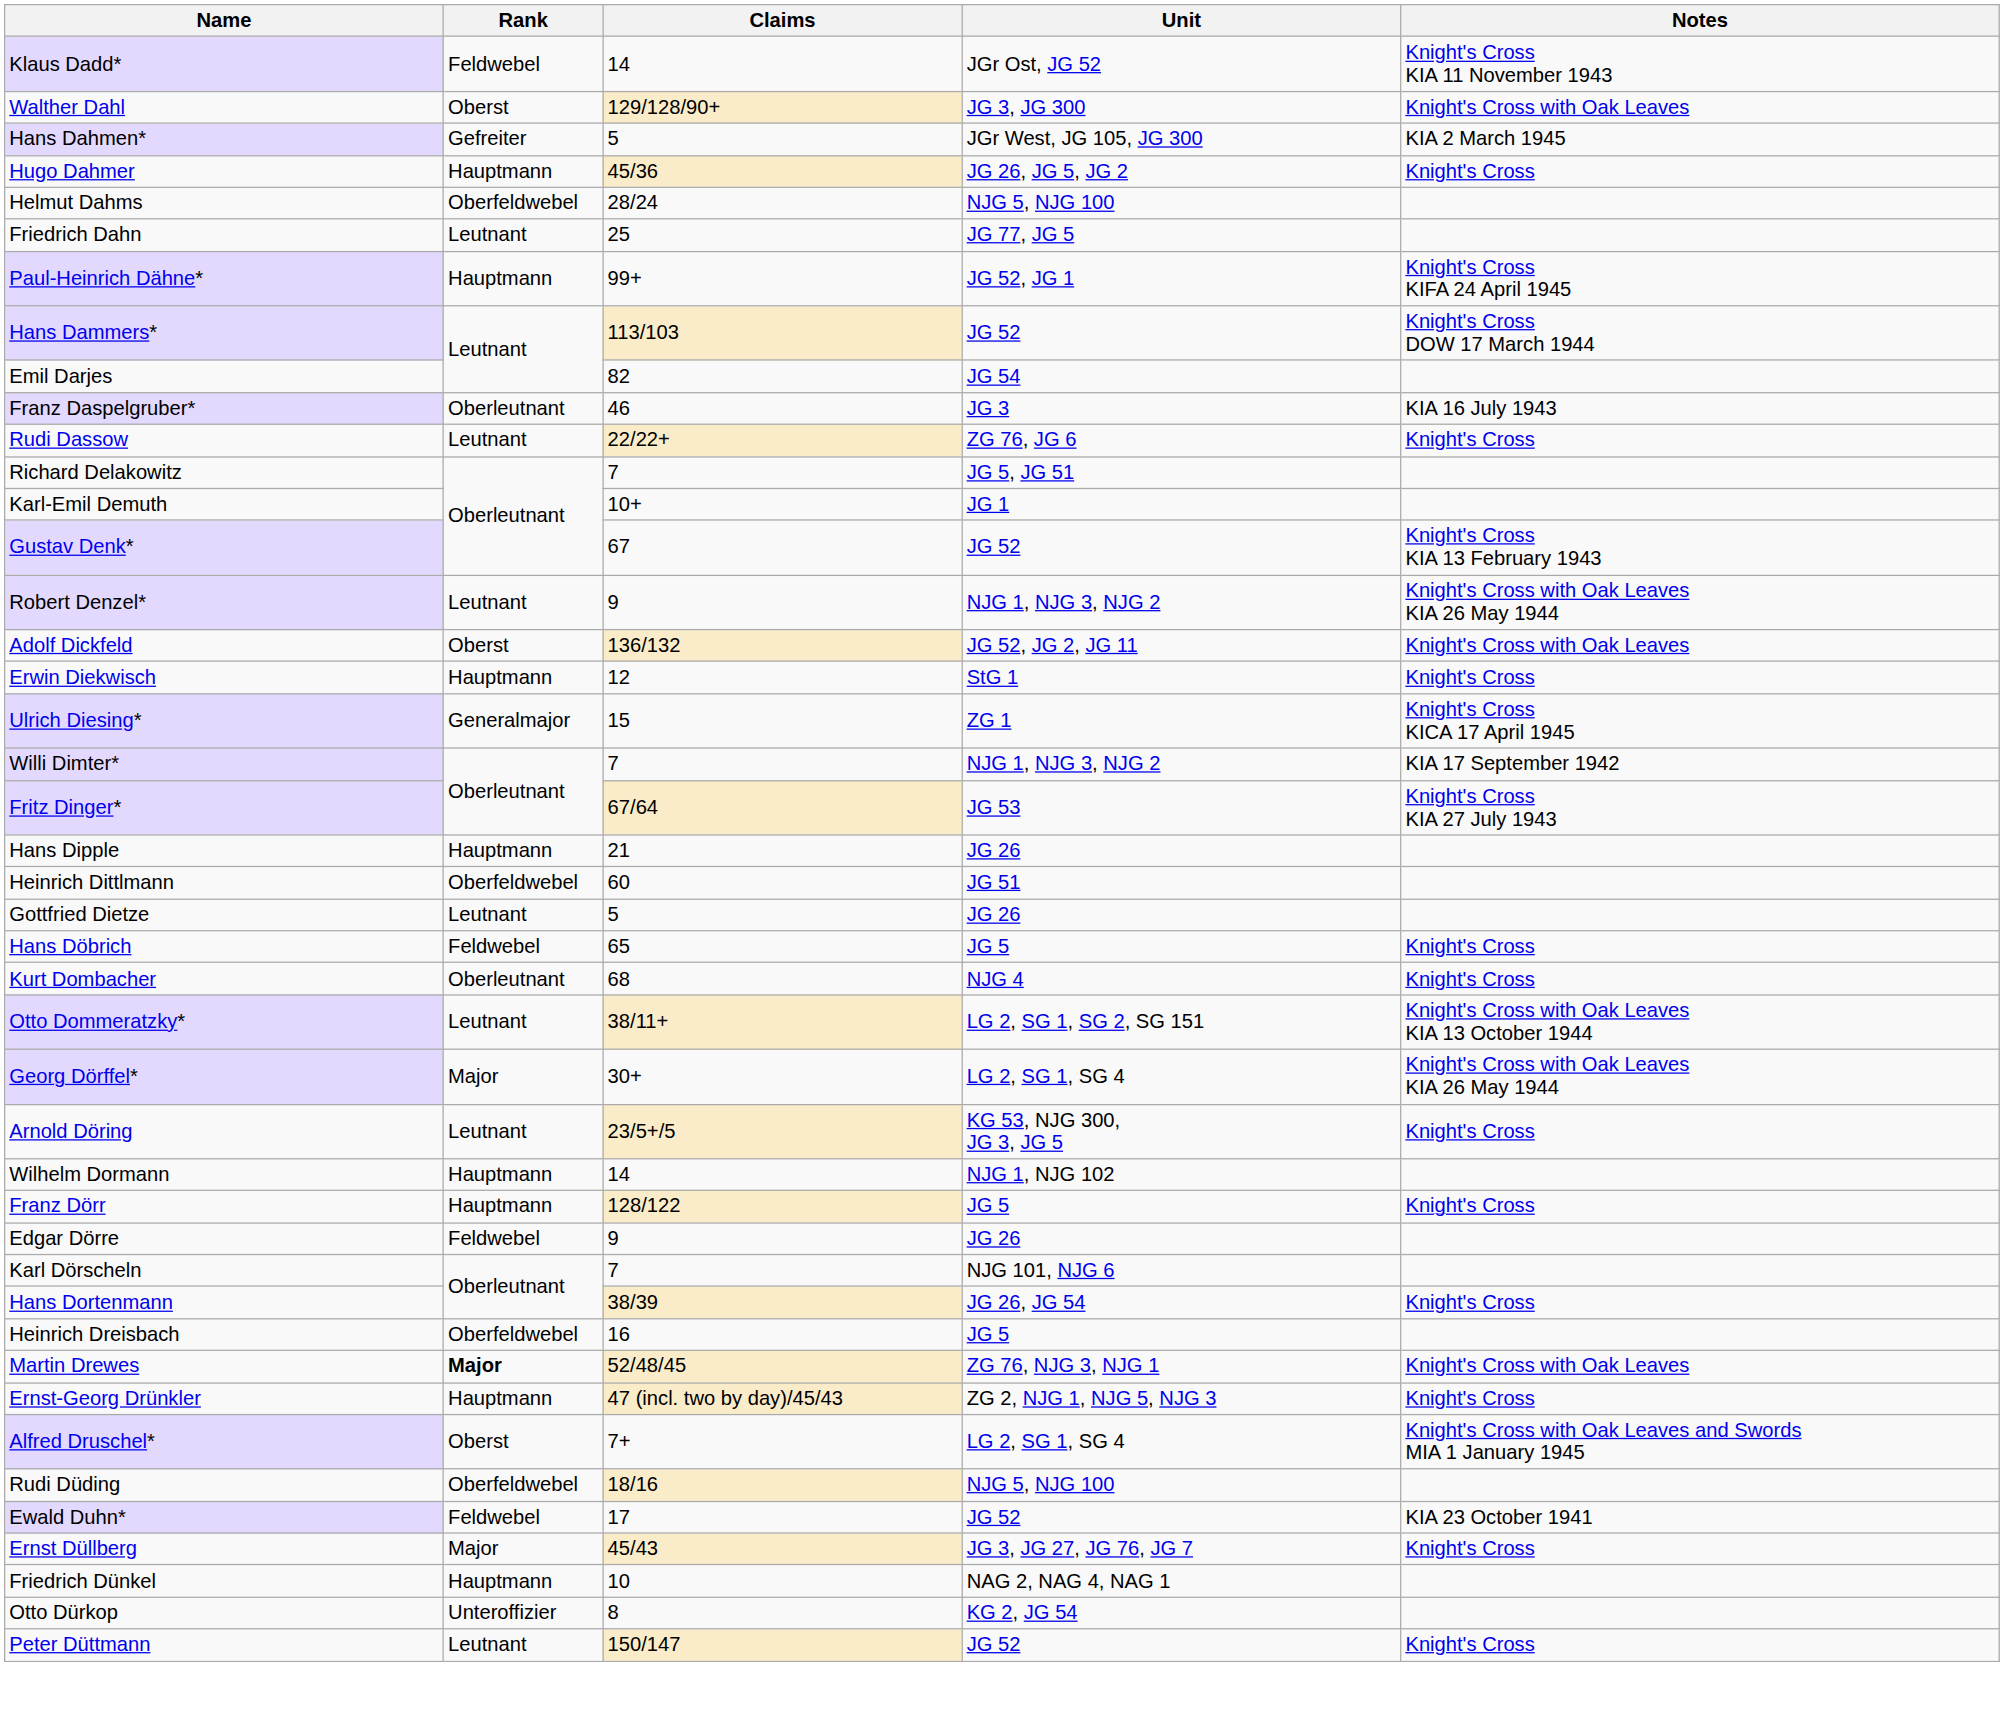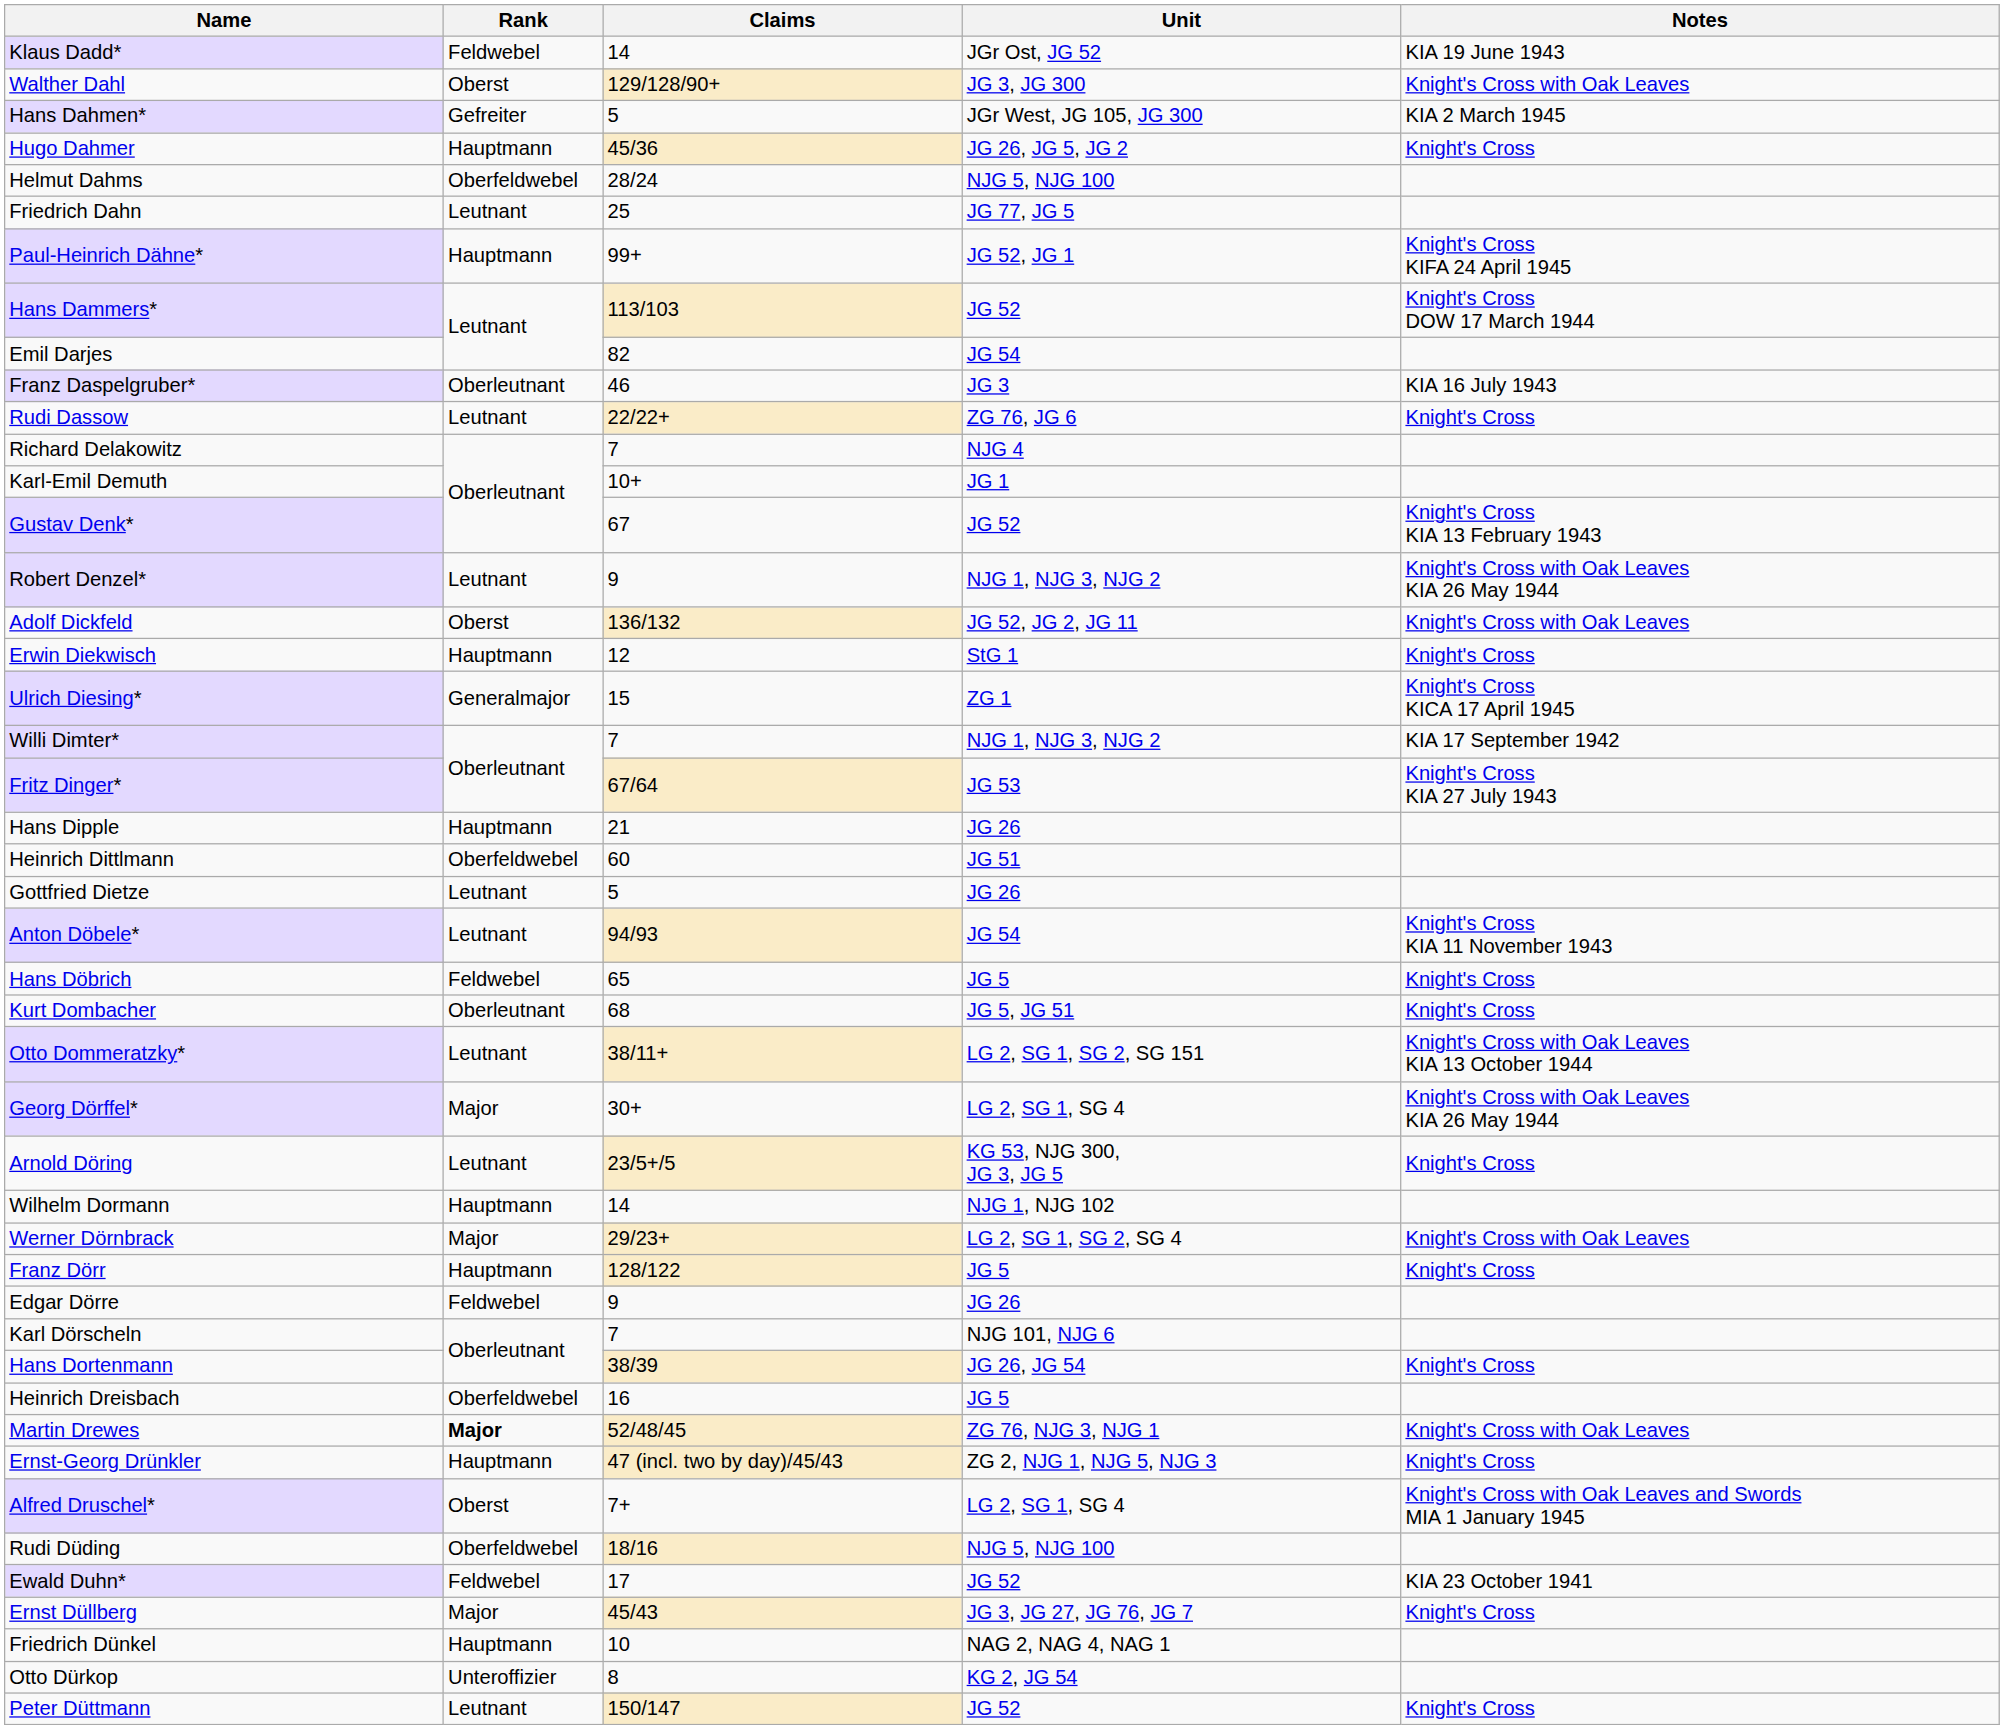(1509, 63) Knight's Cross KIA 11 November 1943 -> (1485, 52) KIA 19 June 1943
(1020, 472) JG 5, JG 51 -> (995, 449) NJG 4
+ row: (74, 935)
(995, 978) NJG 4 -> (1020, 1010) JG 5, JG 51
+ row: (91, 1238)
